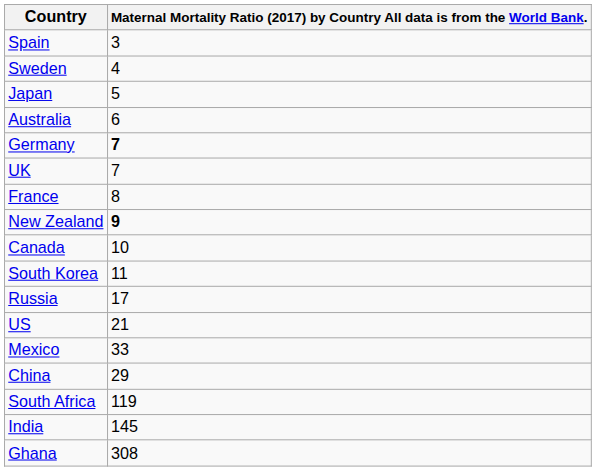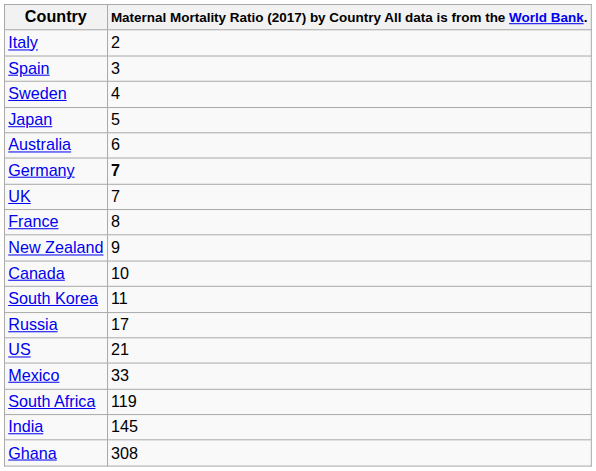+ row: (23, 42)
(115, 222) bold -> (115, 247) normal
- row: (29, 376)
